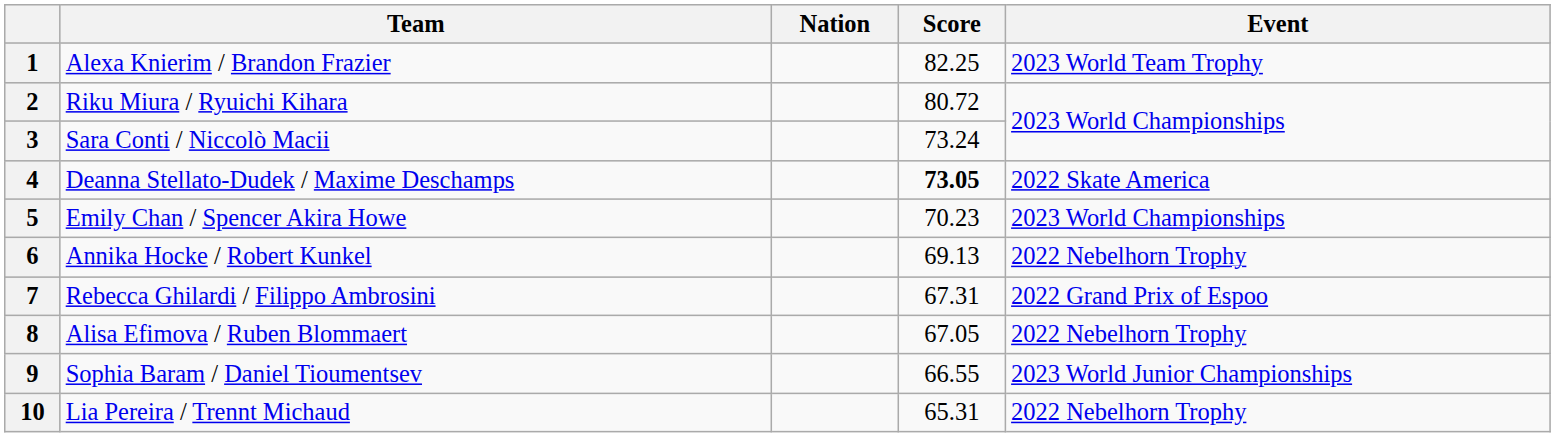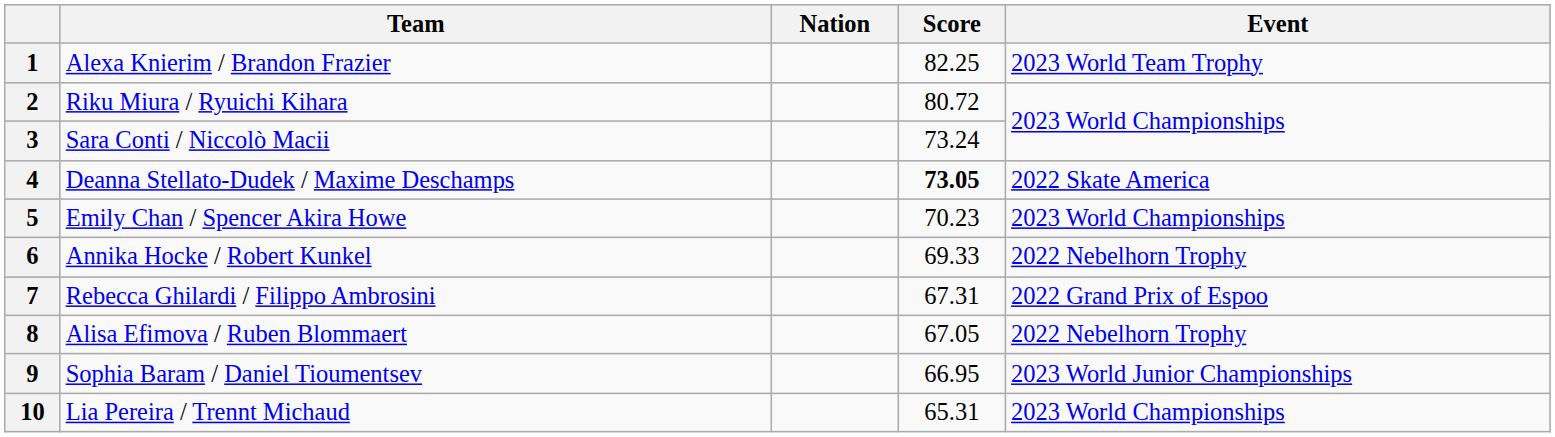(952, 256) 69.13 -> (952, 256) 69.33
(952, 373) 66.55 -> (952, 373) 66.95
(1129, 412) 2022 Nebelhorn Trophy -> (1148, 412) 2023 World Championships
